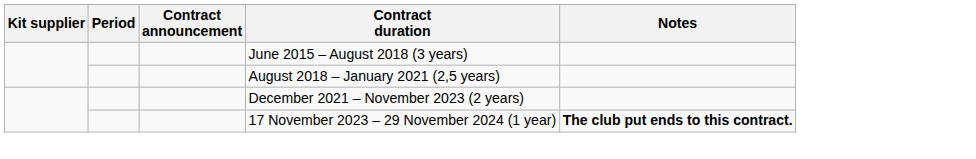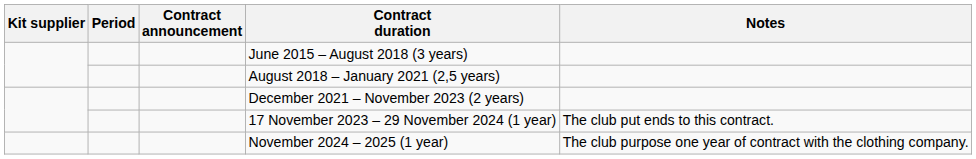(678, 120) bold -> (668, 120) normal
+ row: (348, 143)
